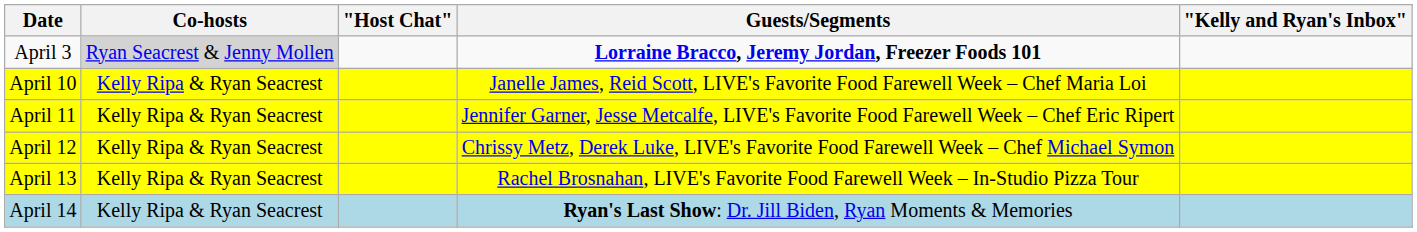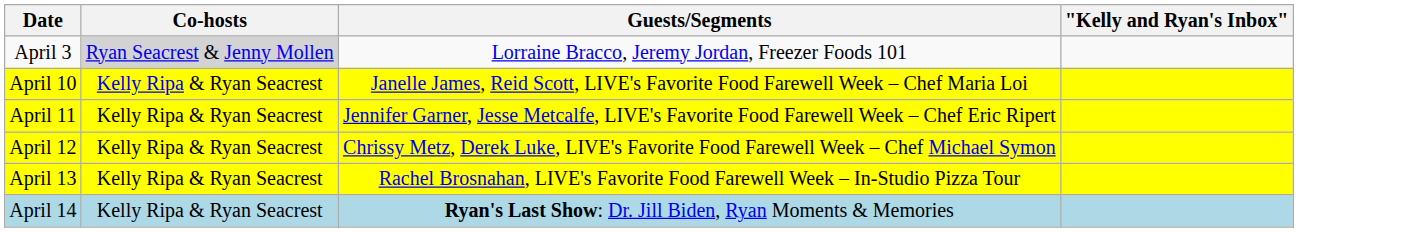- column: (398, 20)
(818, 52) bold -> (699, 52) normal
